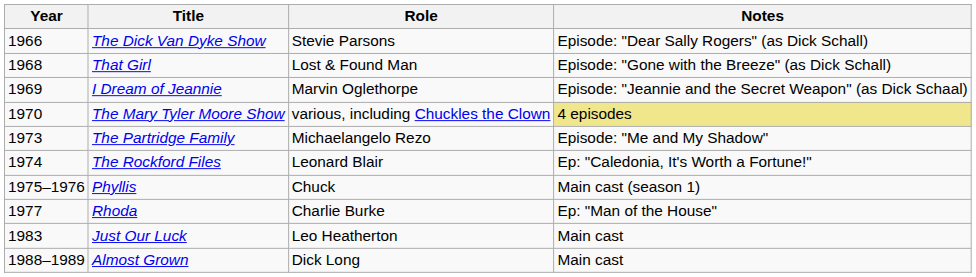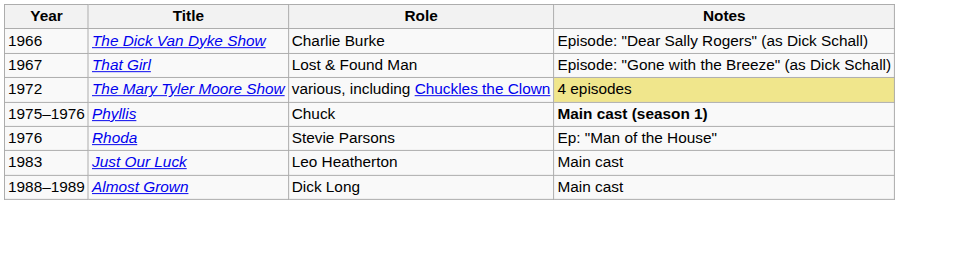(343, 41) Stevie Parsons -> (338, 41) Charlie Burke
(25, 65) 1968 -> (25, 65) 1967
- row: (157, 89)
(25, 114) 1970 -> (25, 89) 1972
- row: (163, 138)
- row: (156, 162)
(629, 187) normal -> (633, 114) bold
(25, 211) 1977 -> (25, 138) 1976
(338, 211) Charlie Burke -> (343, 138) Stevie Parsons
